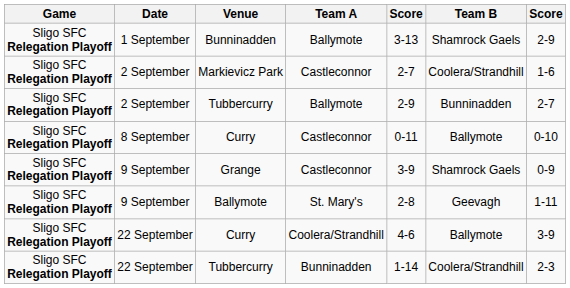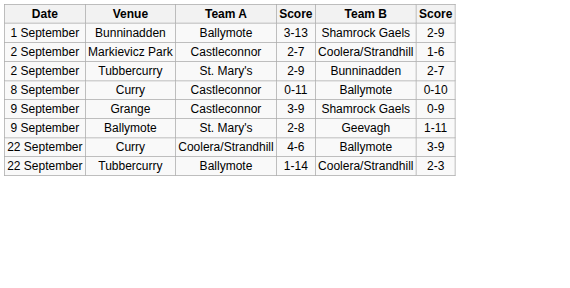- column: (59, 14)
(336, 104) Ballymote -> (226, 71) St. Mary's
(336, 267) Bunninadden -> (226, 166) Ballymote
